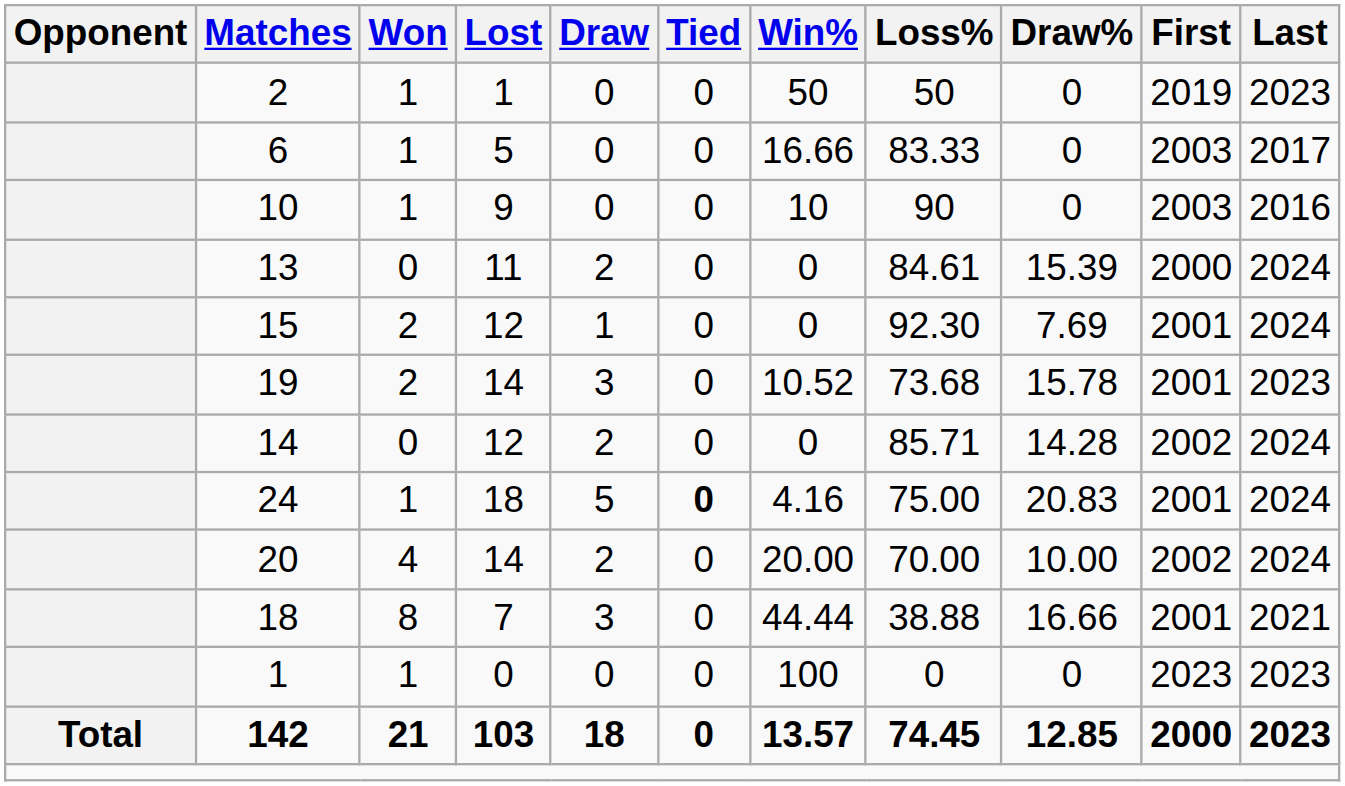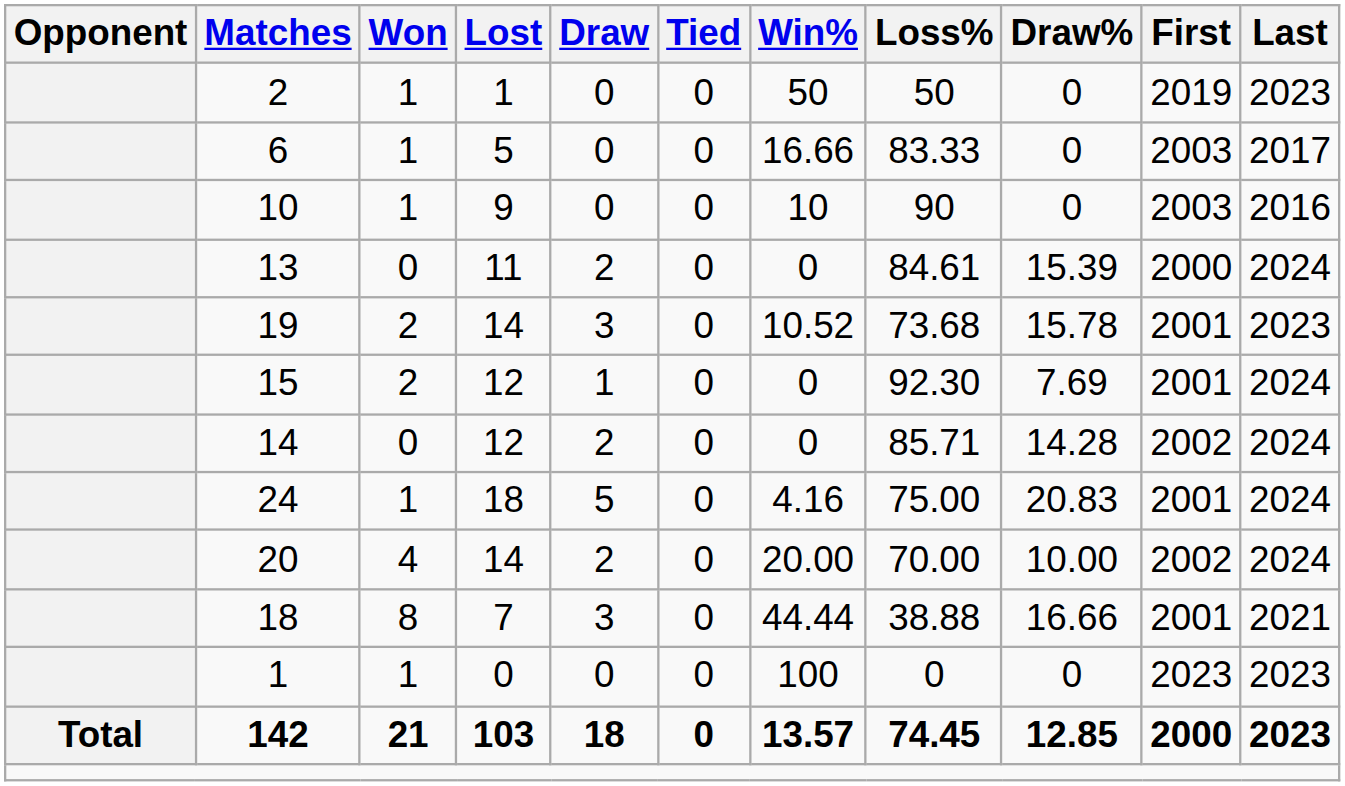rows swapped: (278, 383) <-> (278, 325)
(704, 500) bold -> (704, 500) normal
